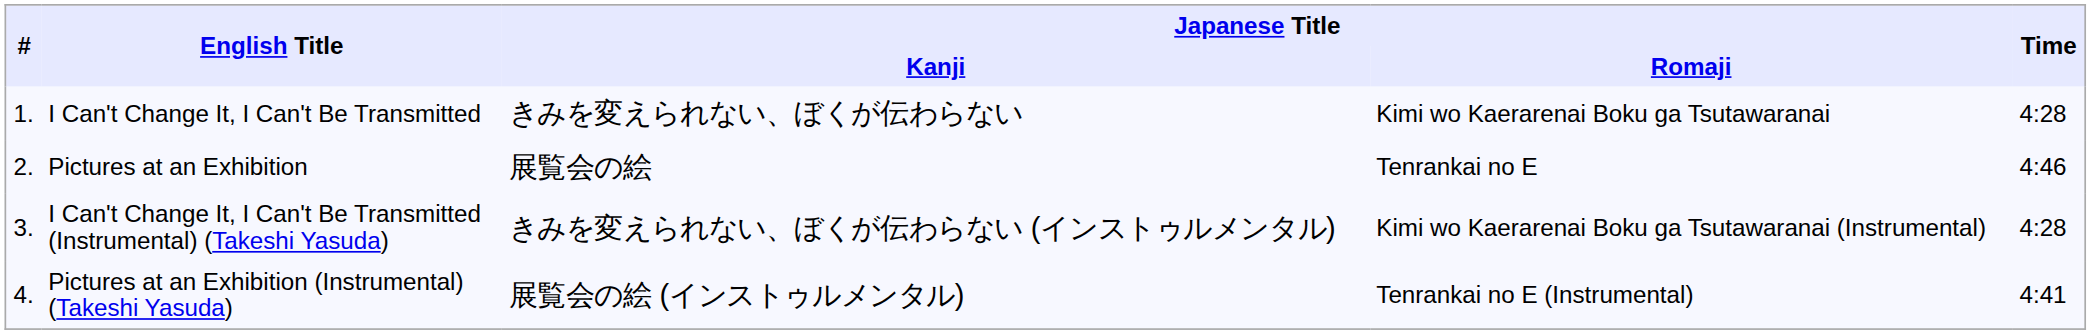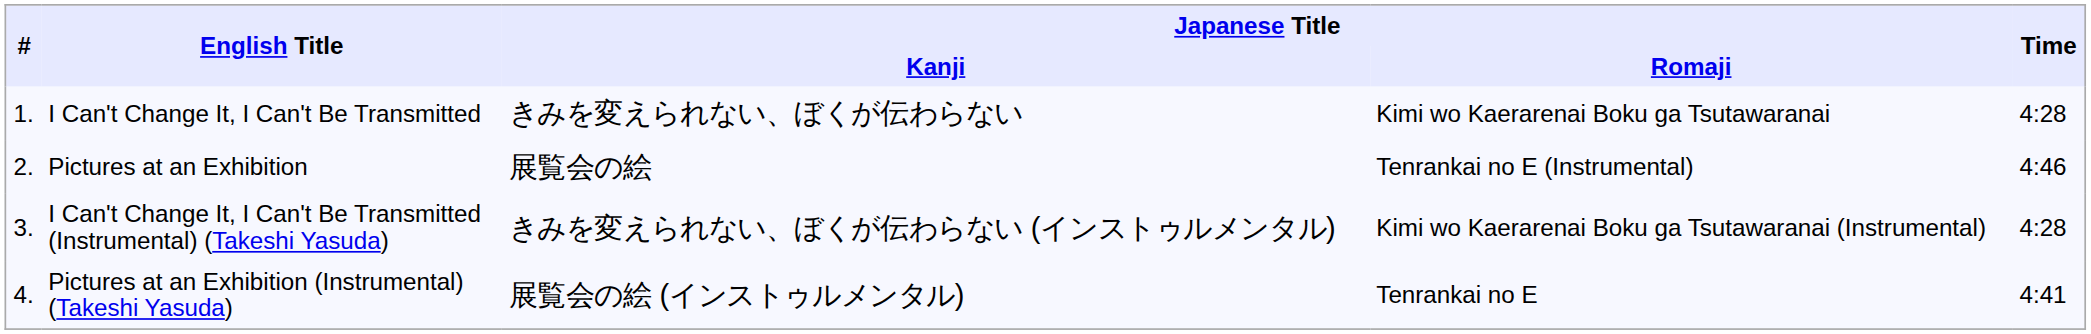(1457, 167) Tenrankai no E -> (1535, 167) Tenrankai no E (Instrumental)
(1535, 295) Tenrankai no E (Instrumental) -> (1457, 295) Tenrankai no E
